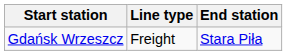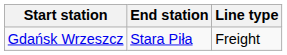columns swapped: (239, 15) <-> (162, 15)
